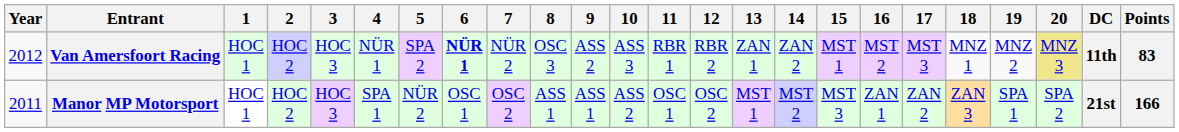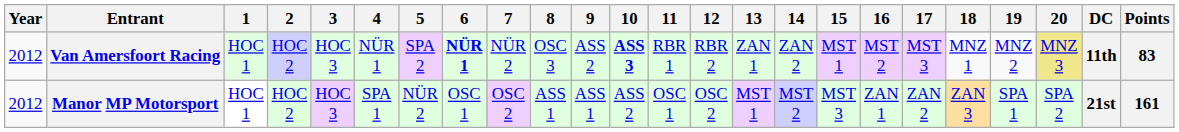(629, 55) normal -> (629, 55) bold
(25, 103) 2011 -> (25, 103) 2012
(1147, 103) 166 -> (1147, 103) 161
